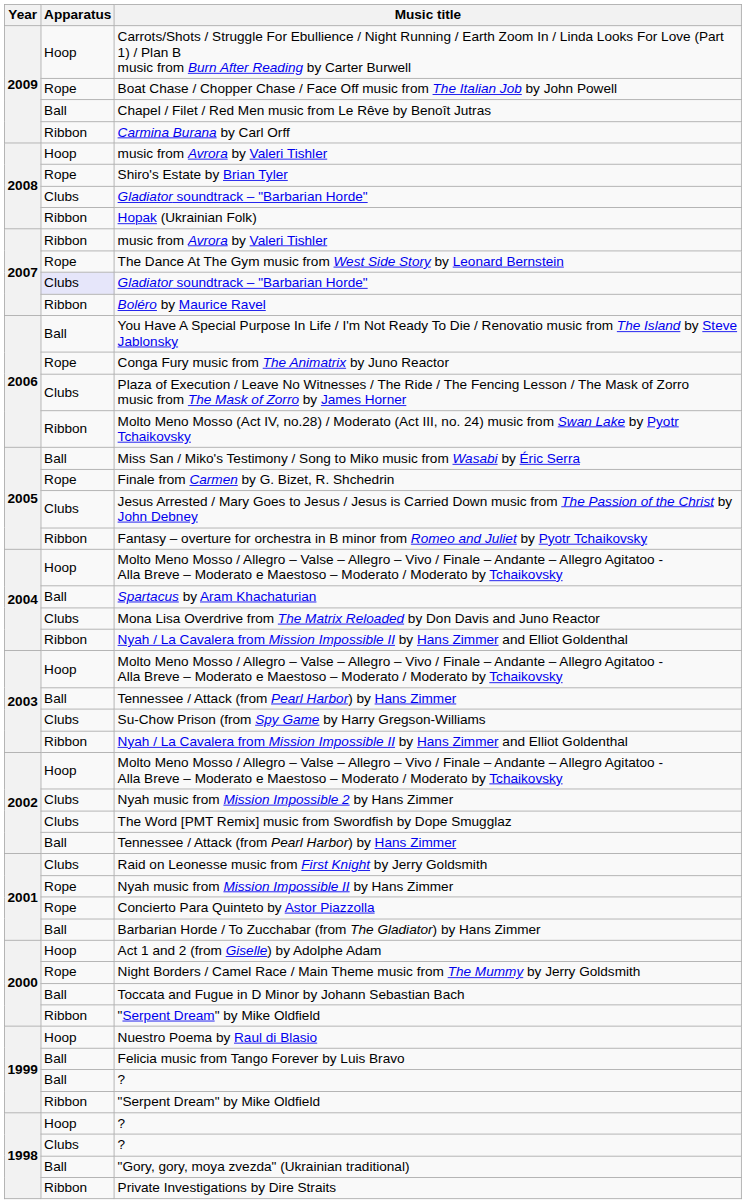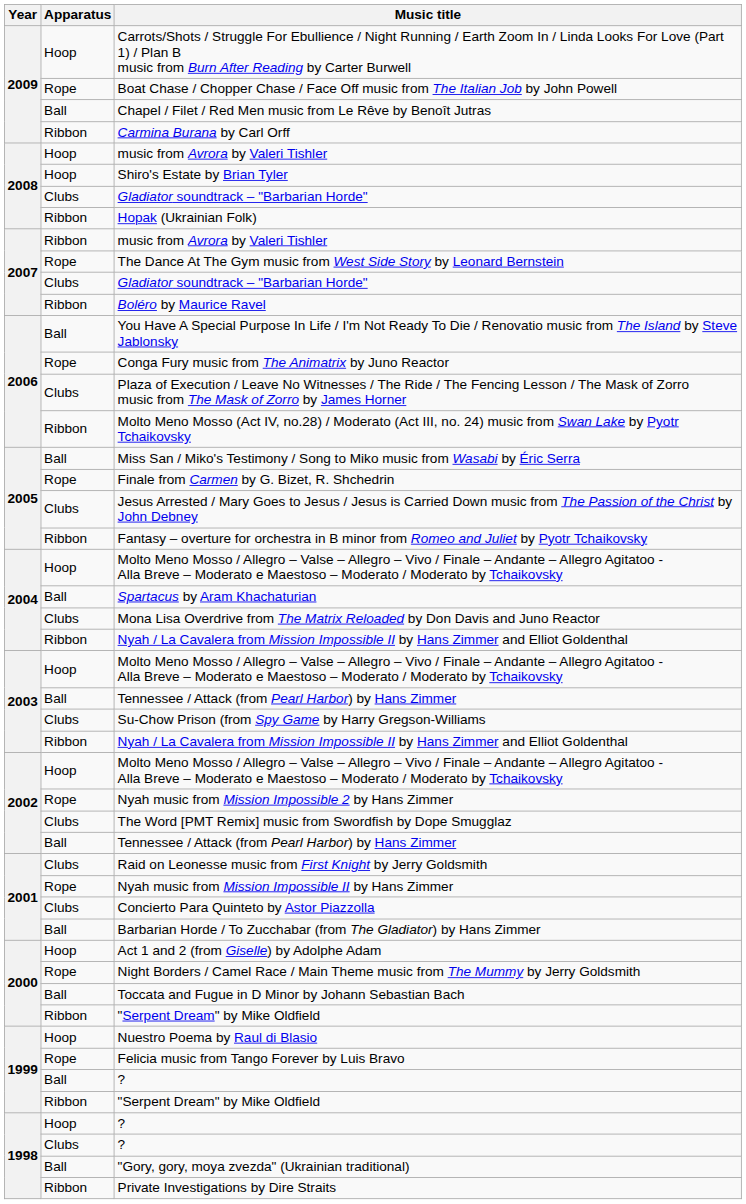(60, 175) Rope -> (60, 175) Hoop
(61, 283) lavender background -> (61, 283) no background
(61, 800) Clubs -> (60, 800) Rope
(60, 907) Rope -> (61, 907) Clubs
(55, 1058) Ball -> (60, 1058) Rope
